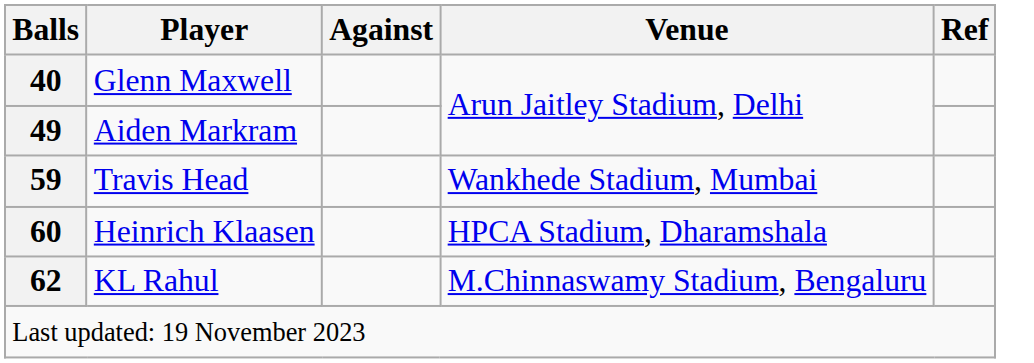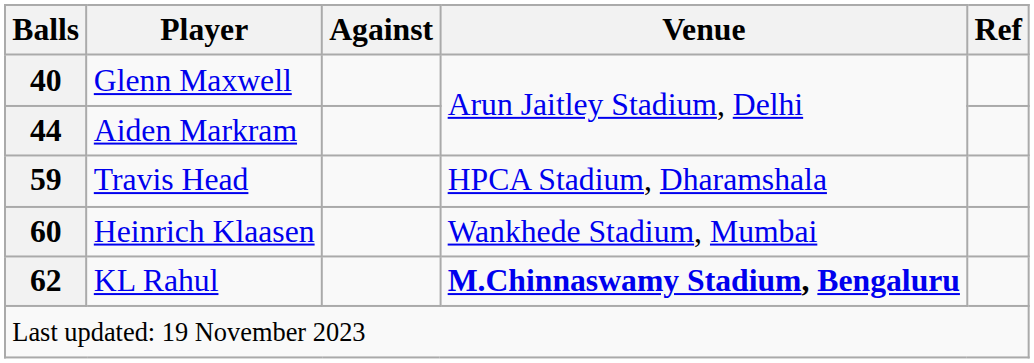(46, 130) 49 -> (46, 130) 44
(632, 180) Wankhede Stadium, Mumbai -> (637, 180) HPCA Stadium, Dharamshala
(637, 230) HPCA Stadium, Dharamshala -> (632, 230) Wankhede Stadium, Mumbai
(687, 280) normal -> (704, 280) bold
